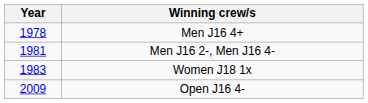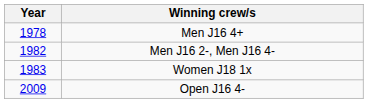(33, 51) 1981 -> (33, 51) 1982
